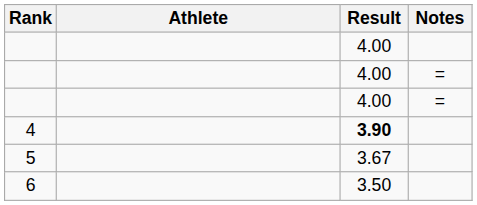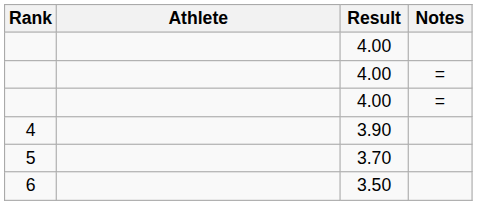(374, 130) bold -> (374, 130) normal
(374, 158) 3.67 -> (374, 158) 3.70
